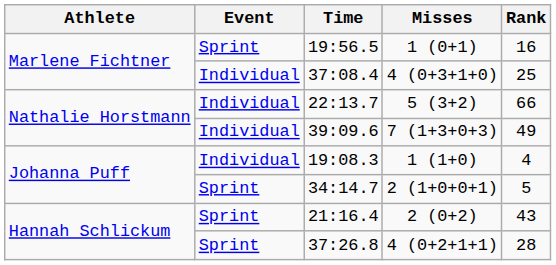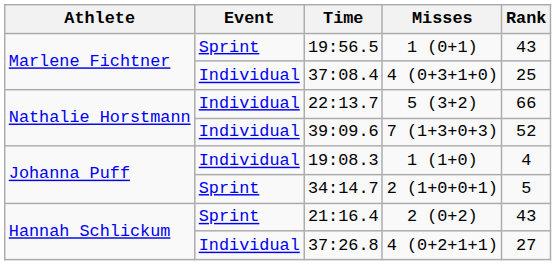(526, 47) 16 -> (526, 47) 43
(526, 132) 49 -> (526, 132) 52
(229, 245) Sprint -> (249, 245) Individual
(526, 245) 28 -> (526, 245) 27
